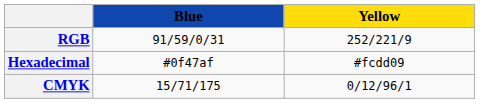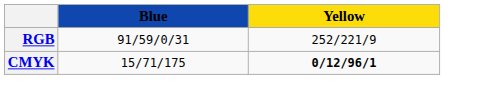- row: (49, 62)
(379, 87) normal -> (344, 62) bold
